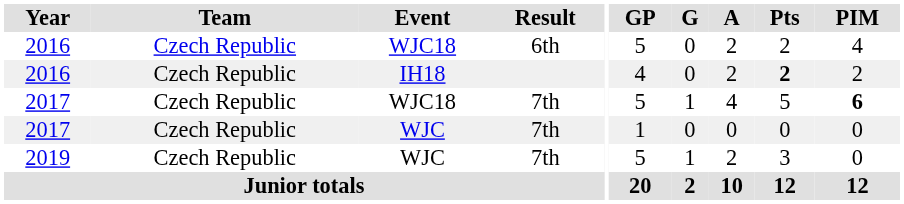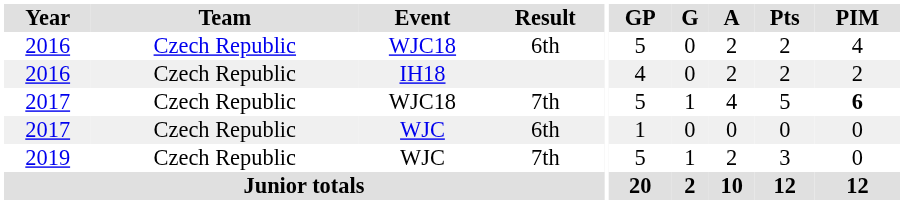(785, 73) bold -> (785, 73) normal
(545, 129) 7th -> (545, 129) 6th
